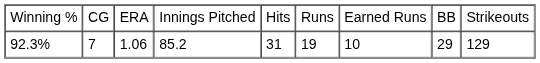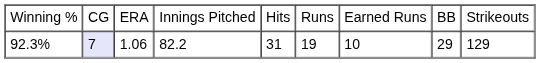(92, 44) no background -> (92, 44) lavender background
(173, 44) 85.2 -> (173, 44) 82.2
